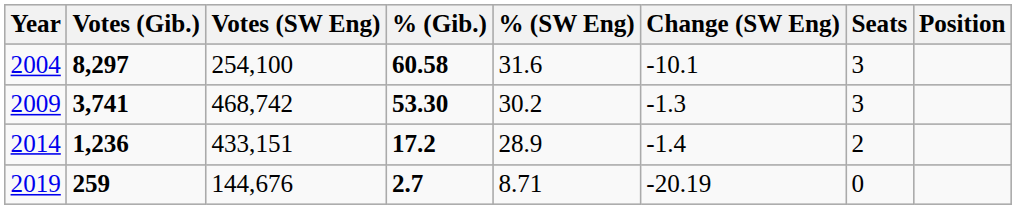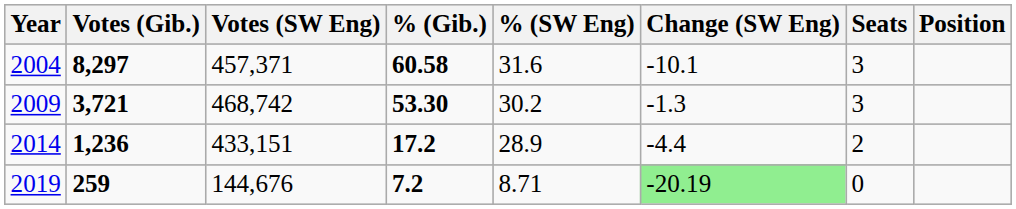(252, 64) 254,100 -> (252, 64) 457,371
(101, 104) 3,741 -> (101, 104) 3,721
(666, 143) -1.4 -> (666, 143) -4.4
(408, 183) 2.7 -> (408, 183) 7.2
(679, 183) no background -> (679, 183) lightgreen background
